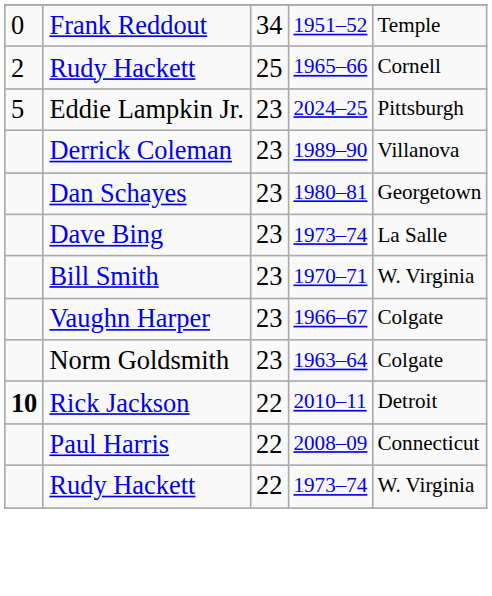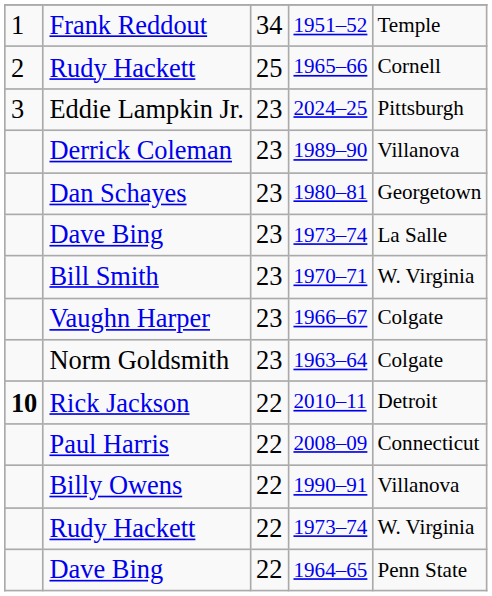(18, 25) 0 -> (18, 25) 1
(18, 109) 5 -> (18, 109) 3
+ row: (269, 485)
+ row: (269, 569)
